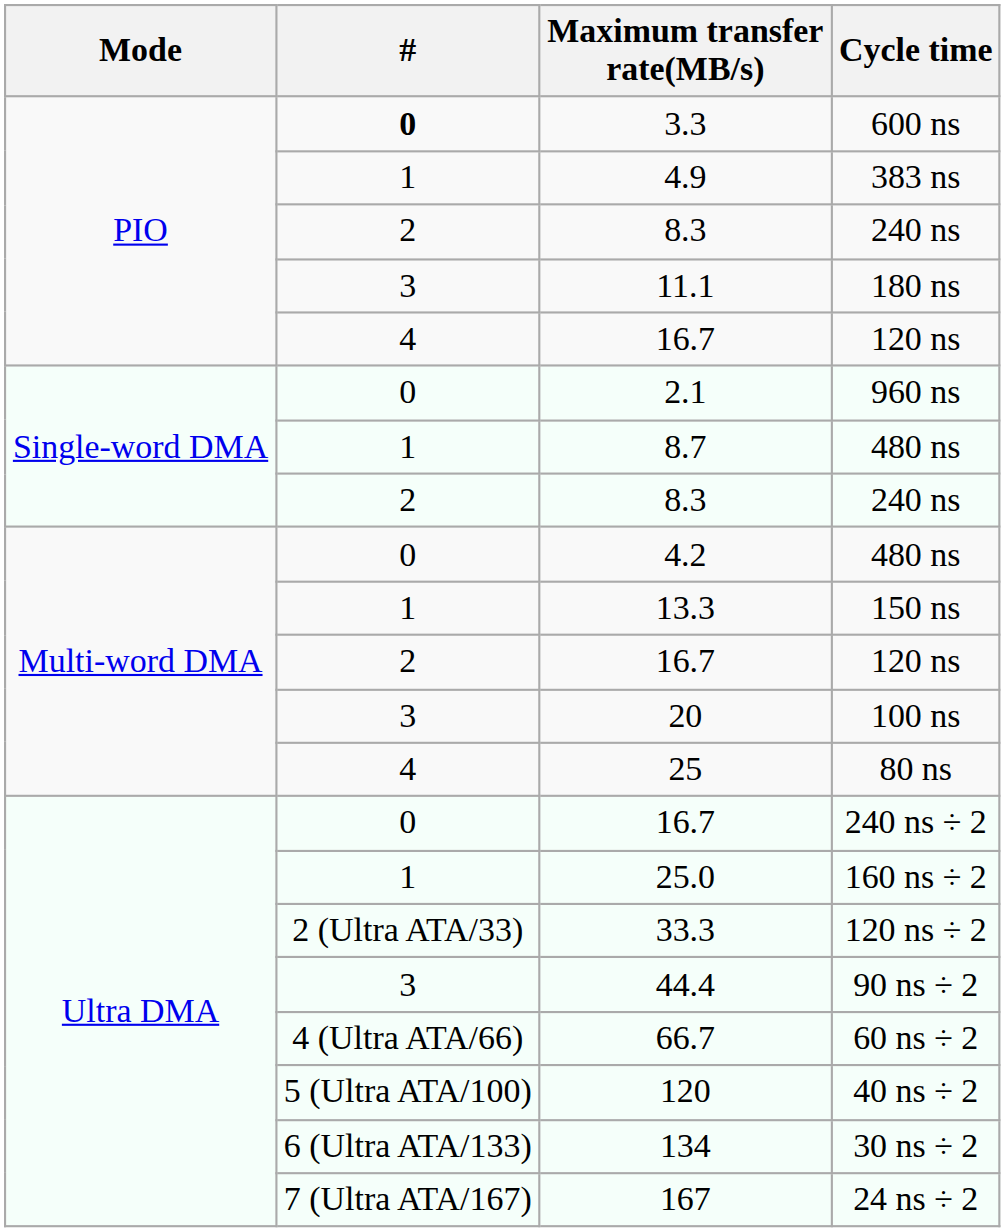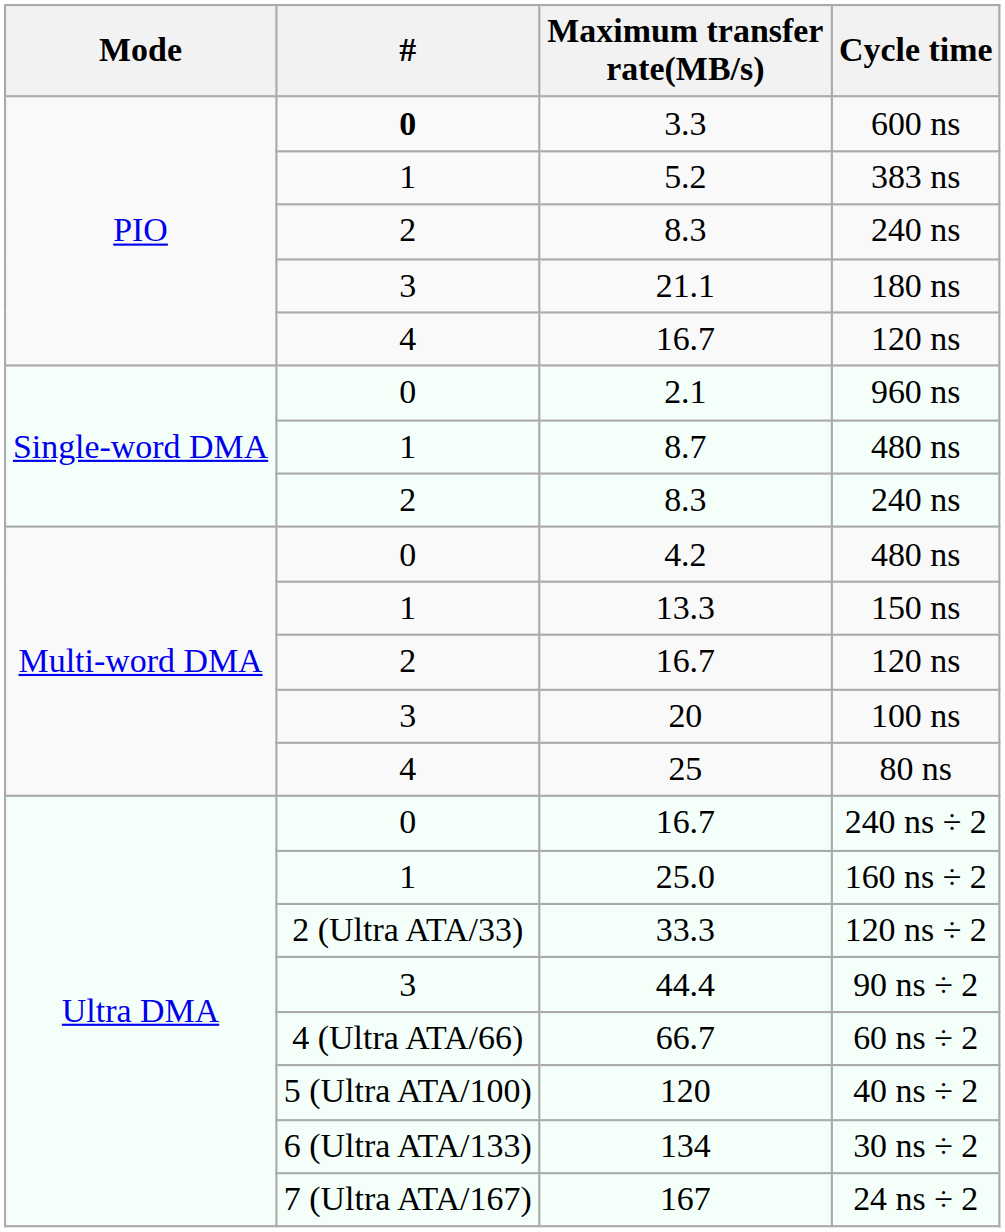(685, 177) 4.9 -> (685, 177) 5.2
(685, 284) 11.1 -> (685, 284) 21.1
